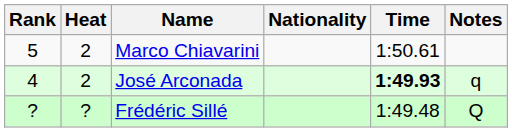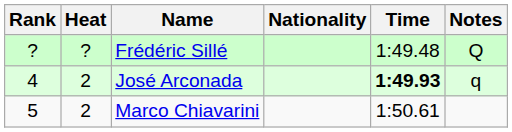rows swapped: (171, 111) <-> (187, 50)
